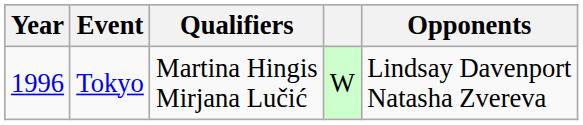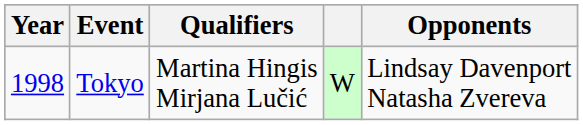(38, 82) 1996 -> (38, 82) 1998
